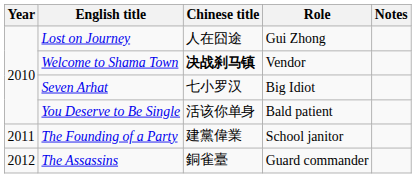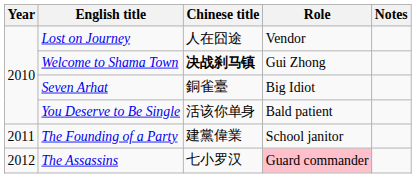(296, 38) Gui Zhong -> (286, 38) Vendor
(286, 62) Vendor -> (296, 62) Gui Zhong
(214, 86) 七小罗汉 -> (207, 86) 銅雀臺
(207, 160) 銅雀臺 -> (214, 160) 七小罗汉
(317, 160) no background -> (317, 160) pink background
